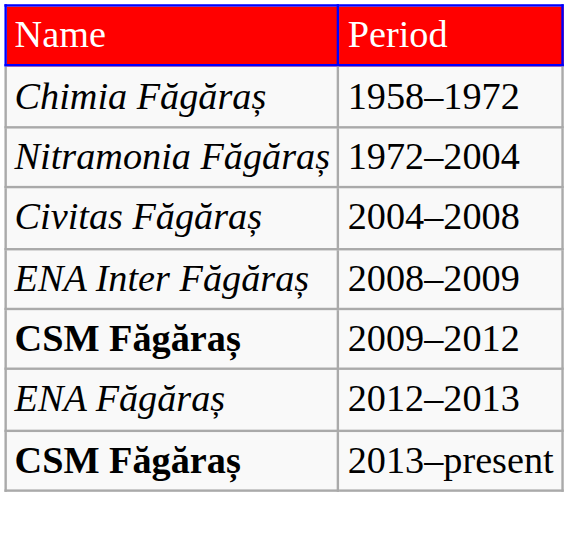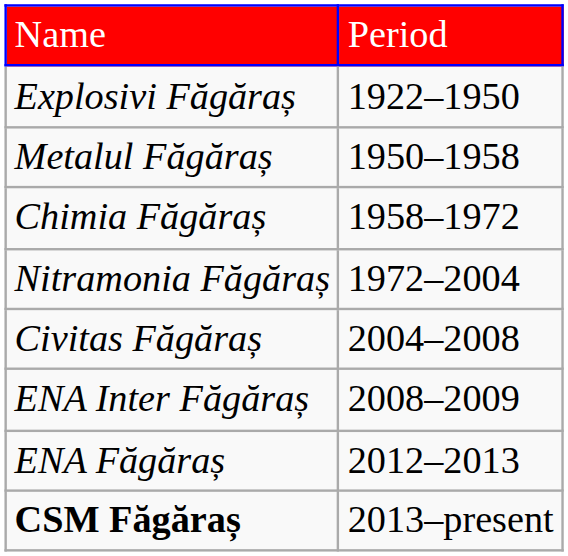+ row: (434, 95)
+ row: (434, 156)
- row: (434, 338)
